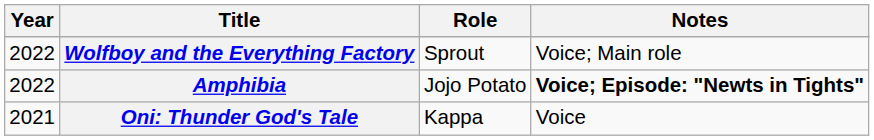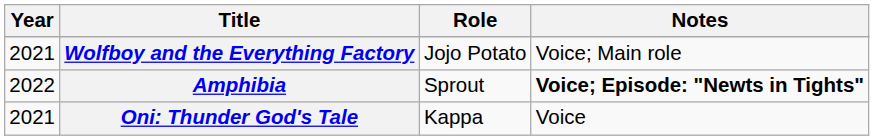(32, 53) 2022 -> (32, 53) 2021
(454, 53) Sprout -> (475, 53) Jojo Potato
(475, 85) Jojo Potato -> (454, 85) Sprout
